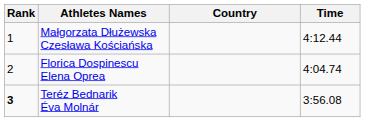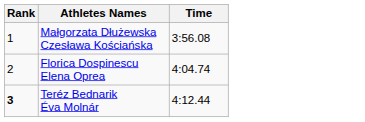- column: (235, 13)
(322, 38) 4:12.44 -> (191, 38) 3:56.08
(322, 100) 3:56.08 -> (191, 100) 4:12.44
